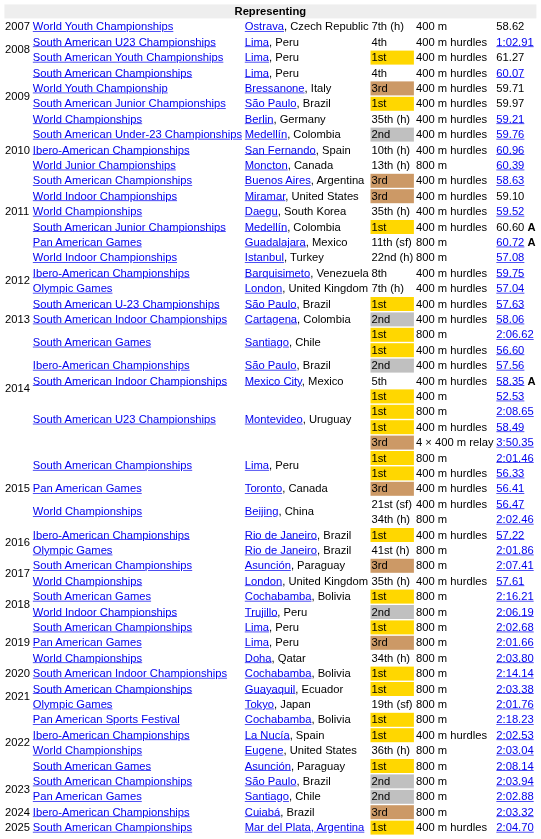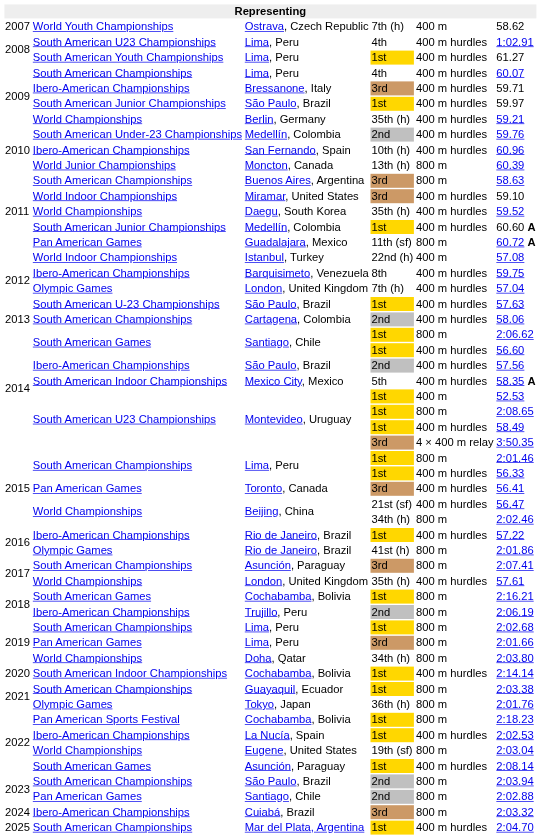(100, 88) World Youth Championship -> (111, 88) Ibero-American Championships
(451, 180) 400 m hurdles -> (432, 180) 800 m
(432, 257) 800 m -> (432, 257) 400 m
(130, 319) South American Indoor Championships -> (113, 319) South American Championships
(105, 612) World Indoor Championships -> (111, 612) Ibero-American Championships
(432, 673) 800 m -> (451, 673) 400 m hurdles
(392, 704) 19th (sf) -> (391, 704) 36th (h)
(391, 750) 36th (h) -> (392, 750) 19th (sf)
(432, 766) 800 m -> (451, 766) 400 m hurdles
